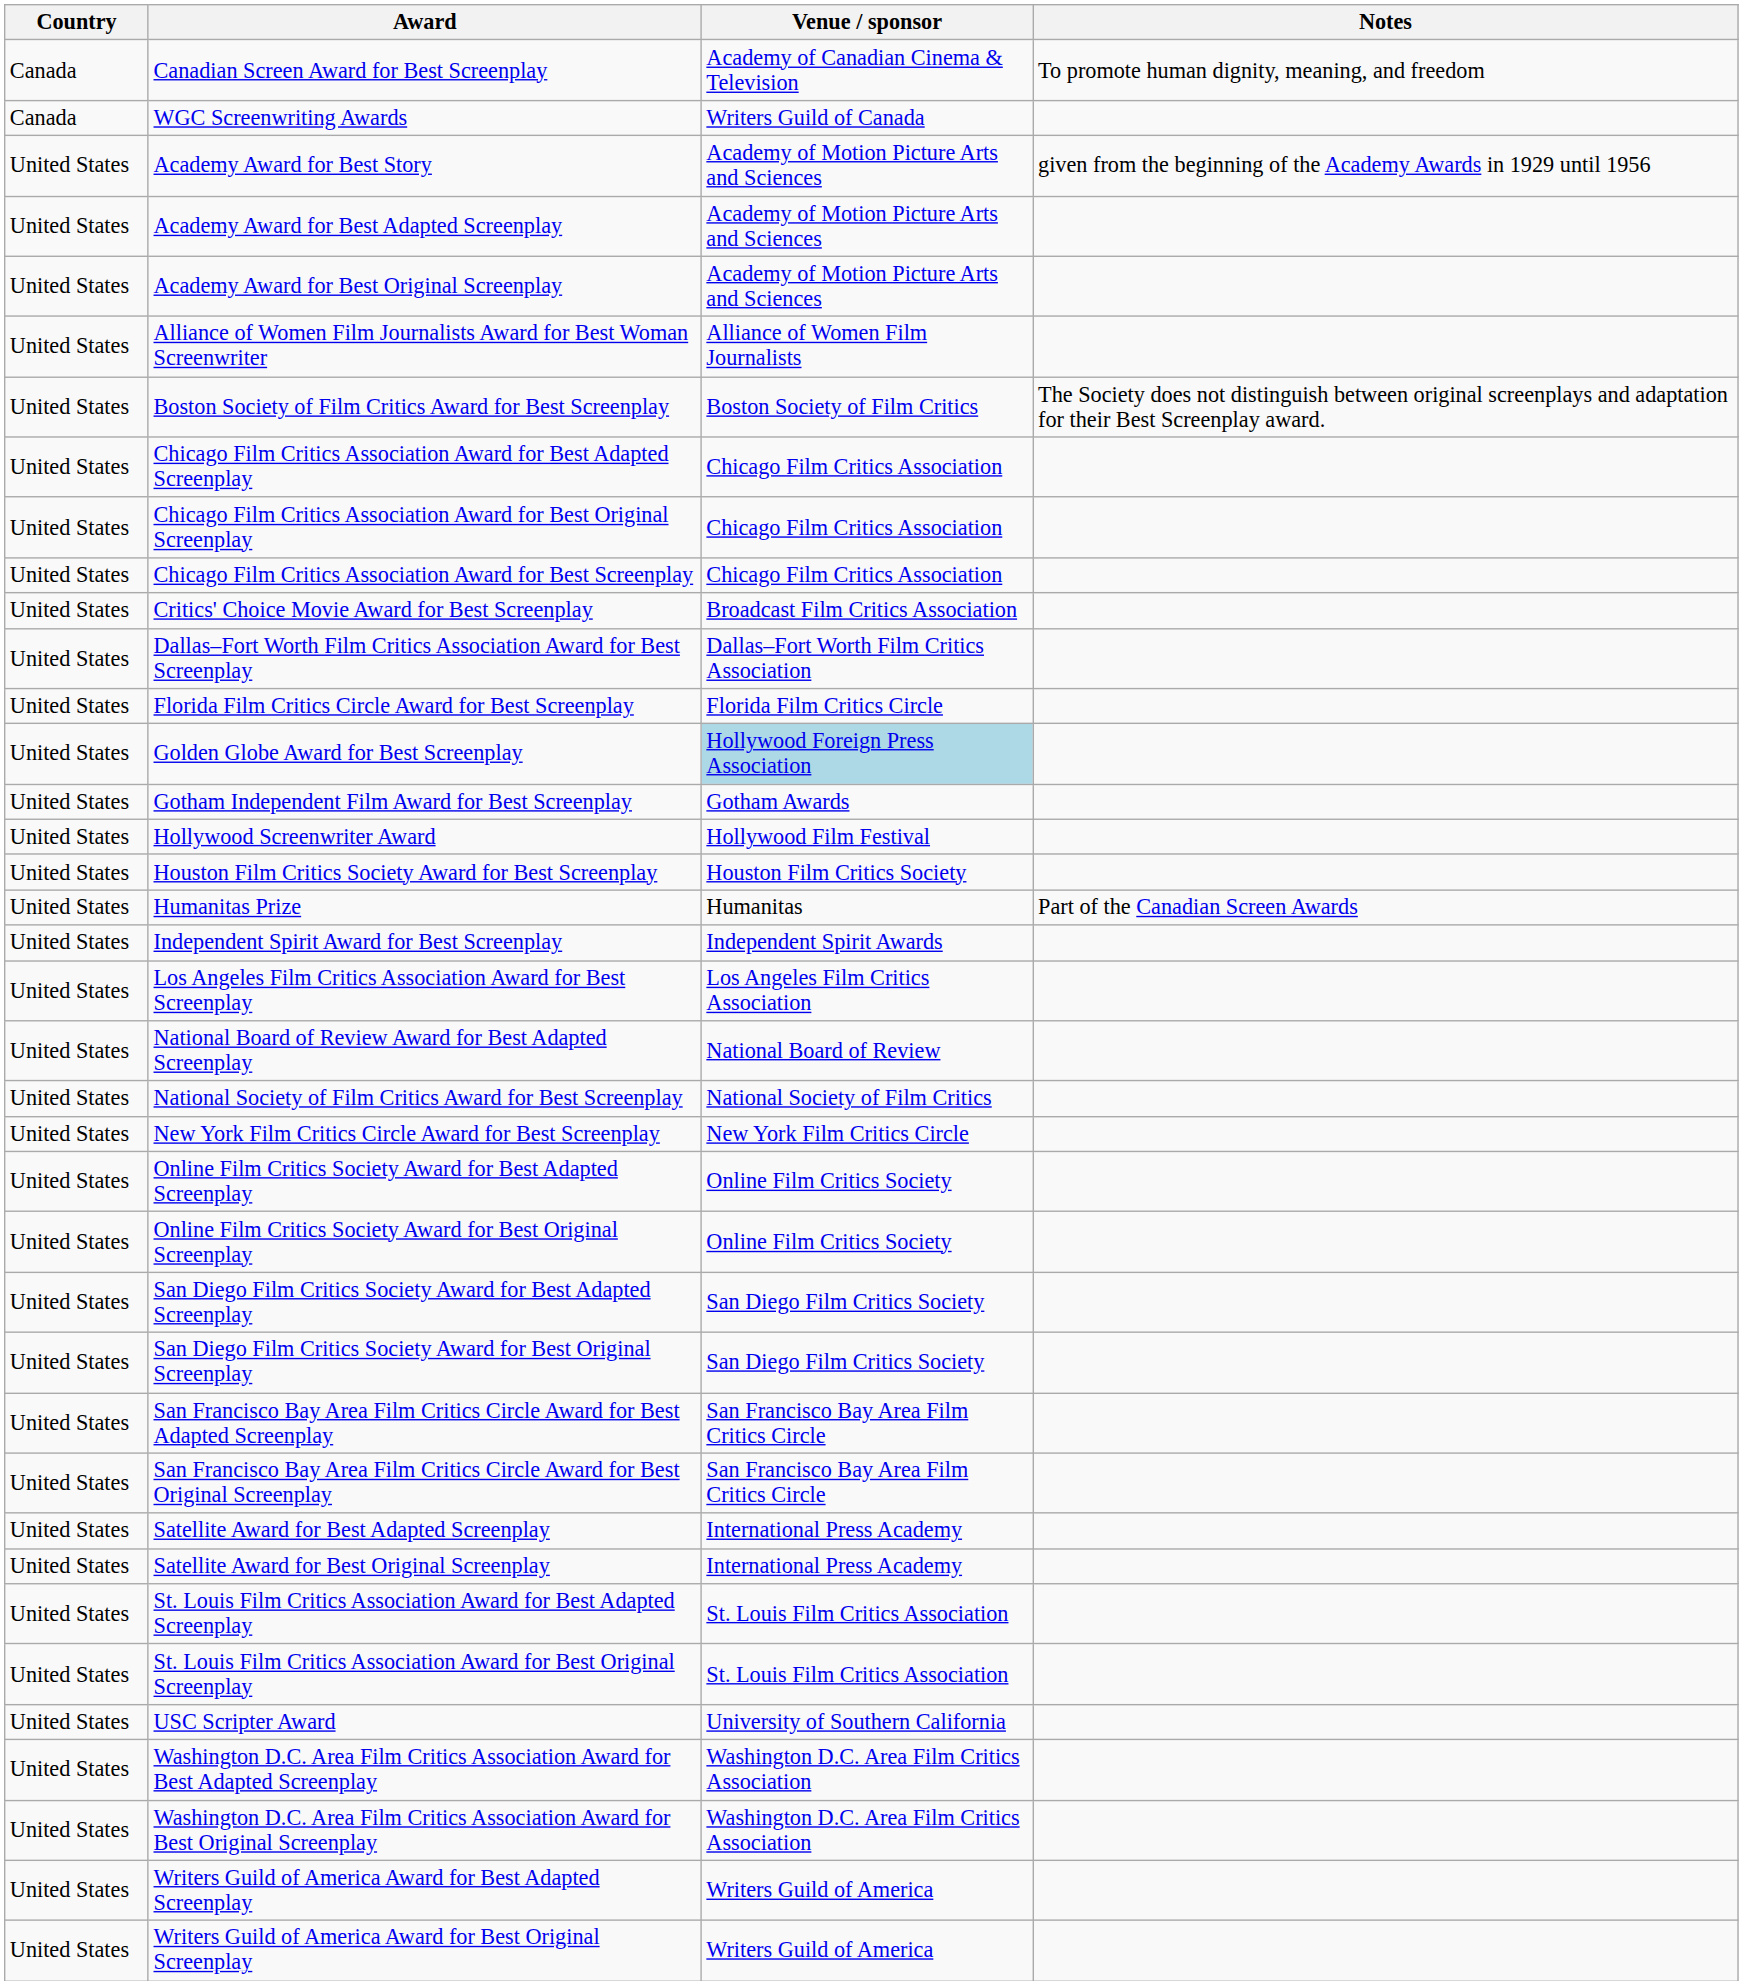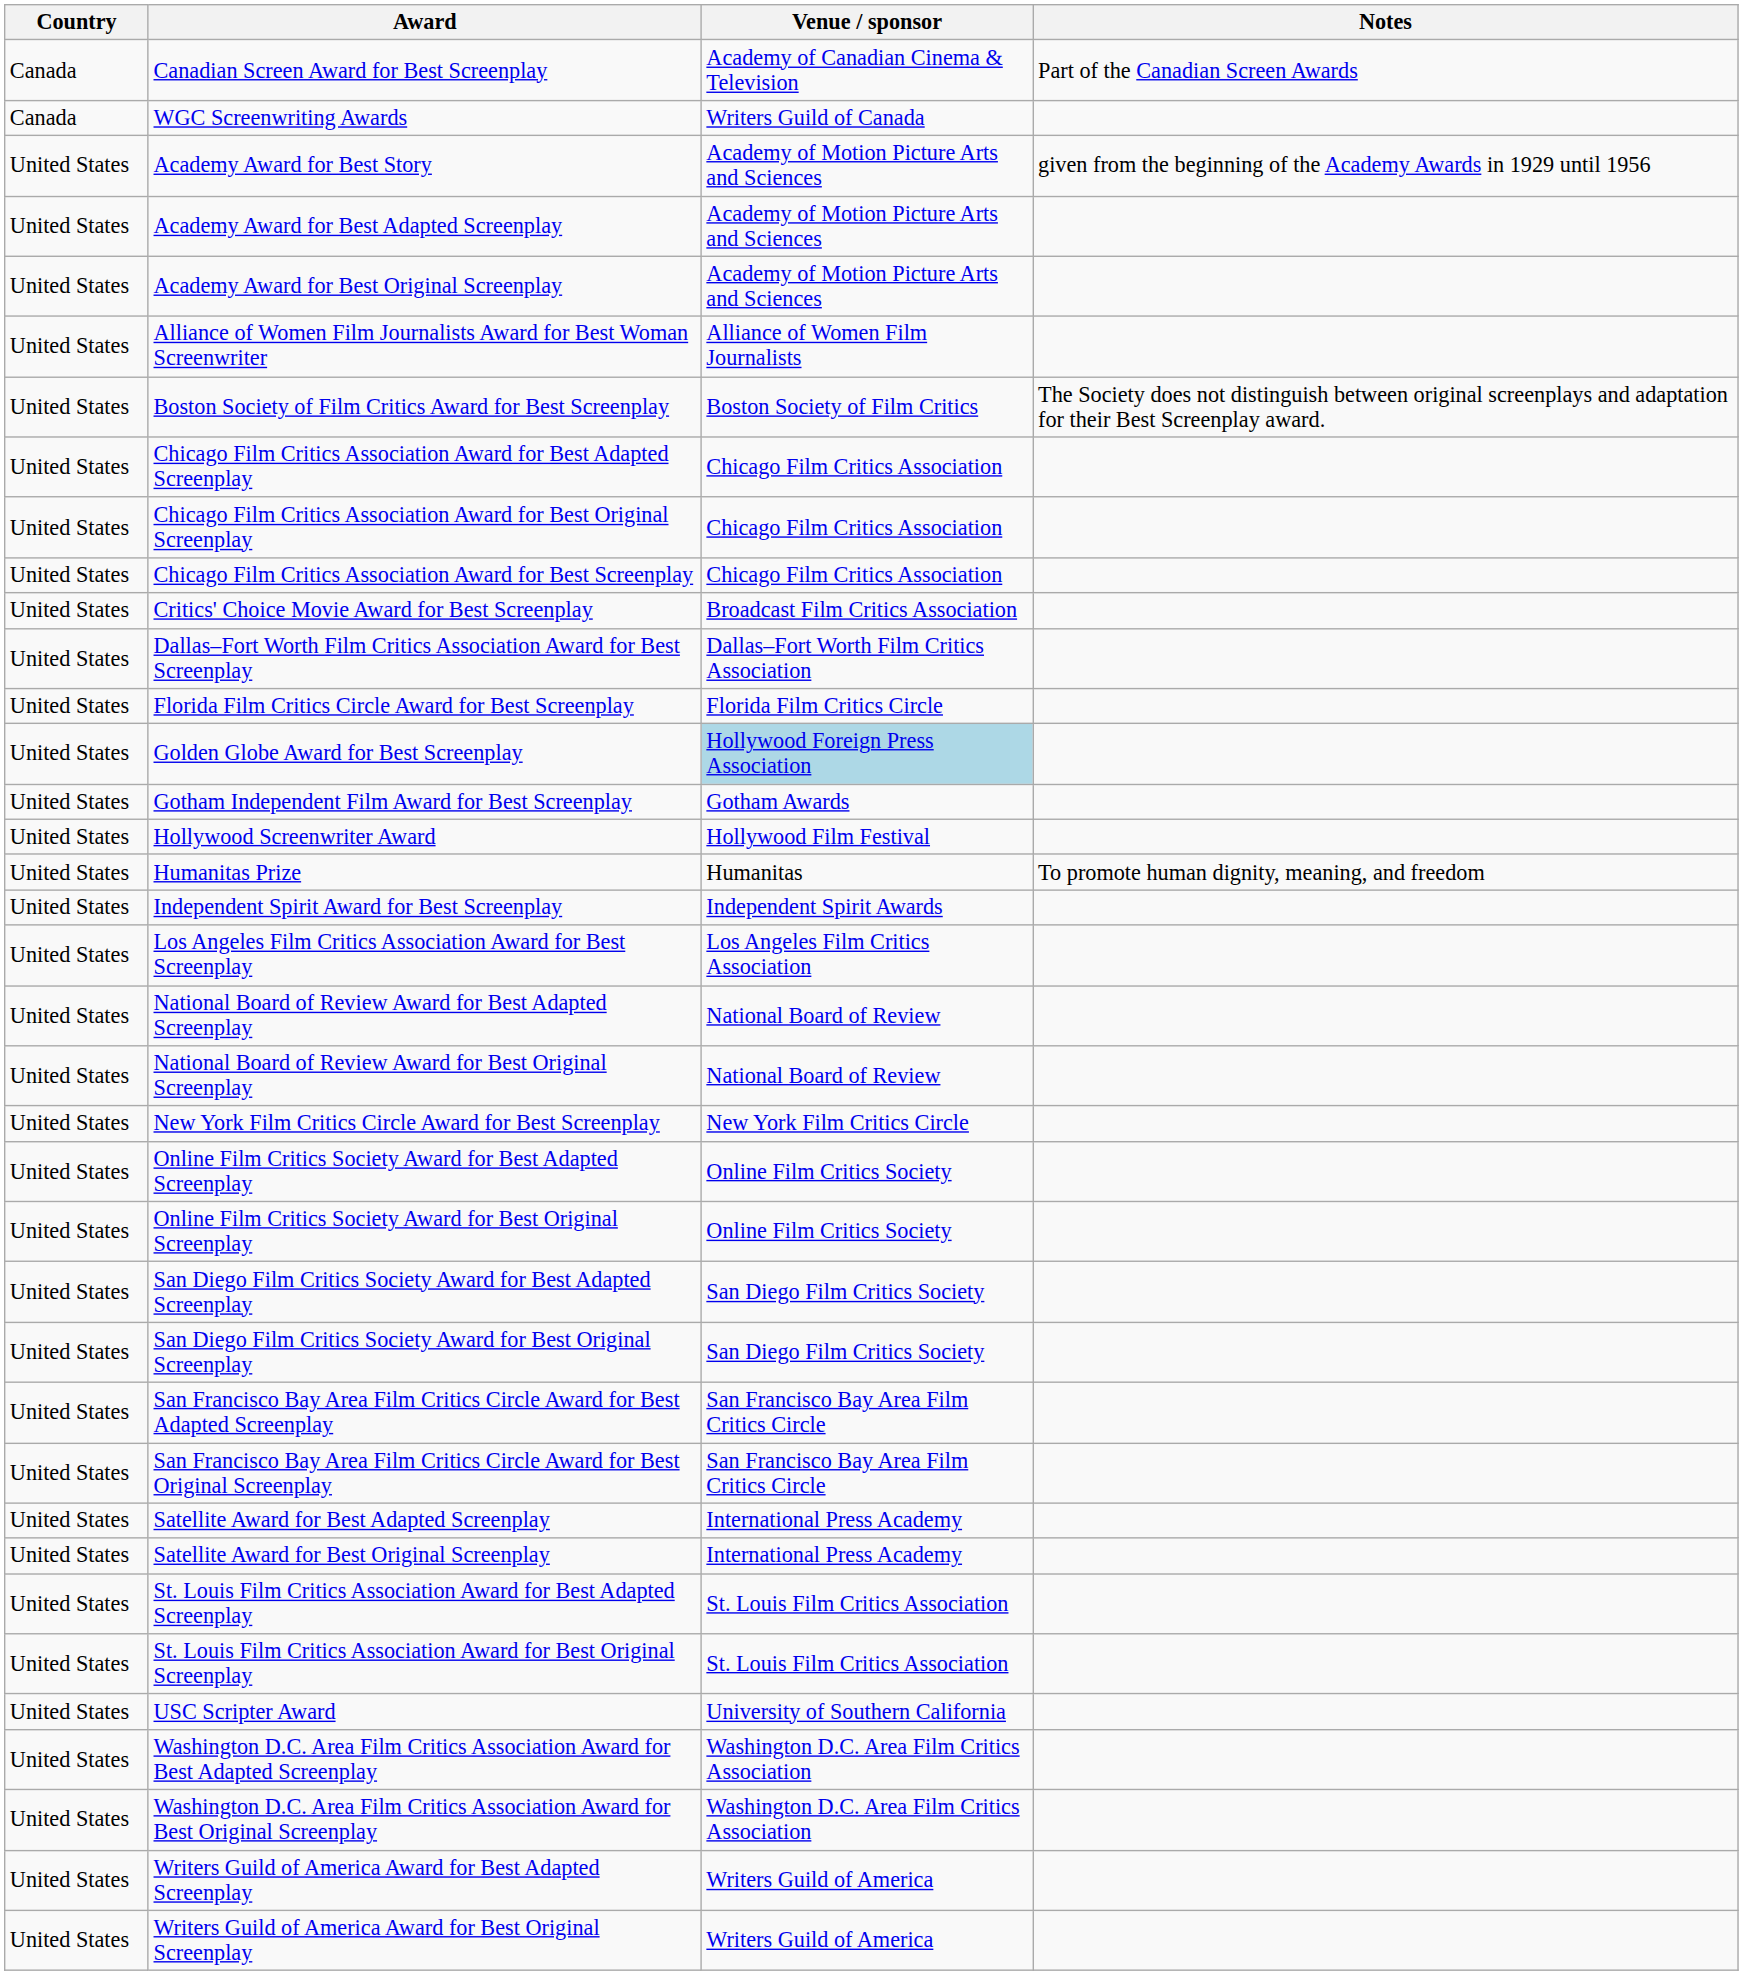(1261, 69) To promote human dignity, meaning, and freedom -> (1198, 69) Part of the Canadian Screen Awards
- row: (405, 871)
(1198, 907) Part of the Canadian Screen Awards -> (1261, 871) To promote human dignity, meaning, and freedom
+ row: (380, 1075)
- row: (418, 1098)
